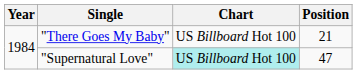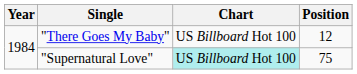(326, 36) 21 -> (326, 36) 12
(326, 58) 47 -> (326, 58) 75
